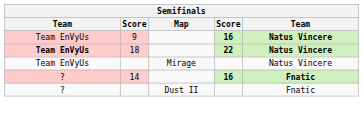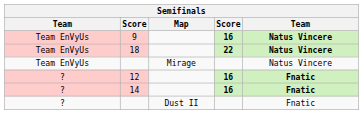(62, 50) bold -> (62, 50) normal
+ row: (134, 77)
